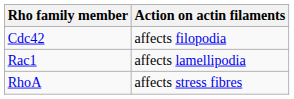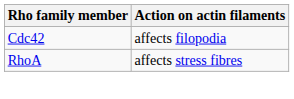- row: (22, 60)
